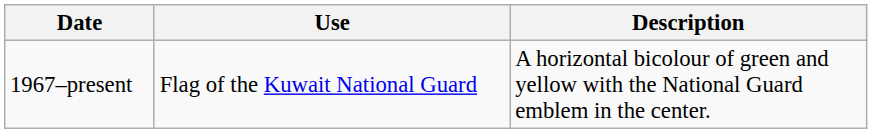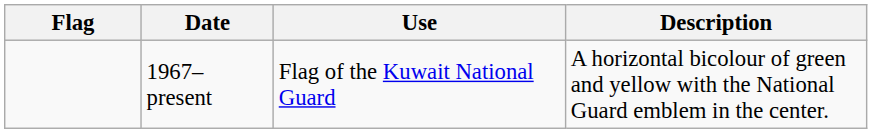+ column: (73, 22)
